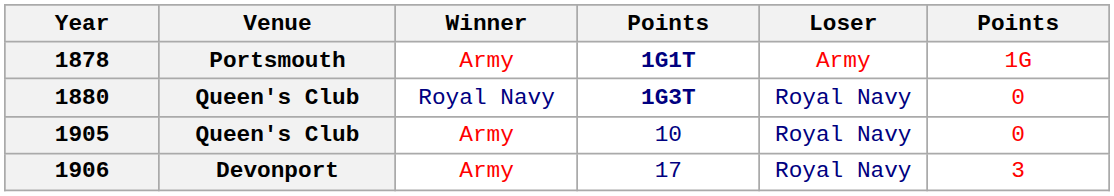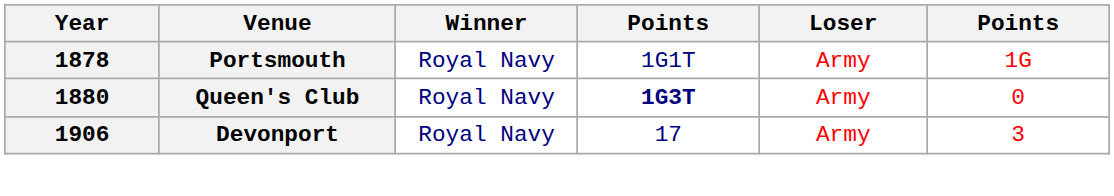(487, 60) Army -> (487, 60) Royal Navy
(668, 60) bold -> (668, 60) normal
(843, 98) Royal Navy -> (843, 98) Army
- row: (82, 135)
(487, 172) Army -> (487, 135) Royal Navy
(843, 172) Royal Navy -> (843, 135) Army
